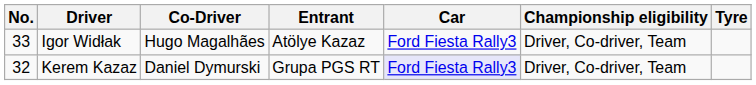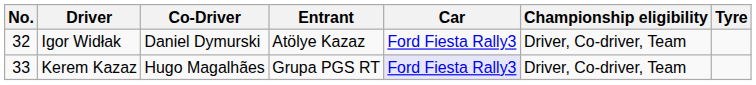(21, 42) 33 -> (21, 42) 32
(205, 42) Hugo Magalhães -> (202, 42) Daniel Dymurski
(21, 67) 32 -> (21, 67) 33
(202, 67) Daniel Dymurski -> (205, 67) Hugo Magalhães
